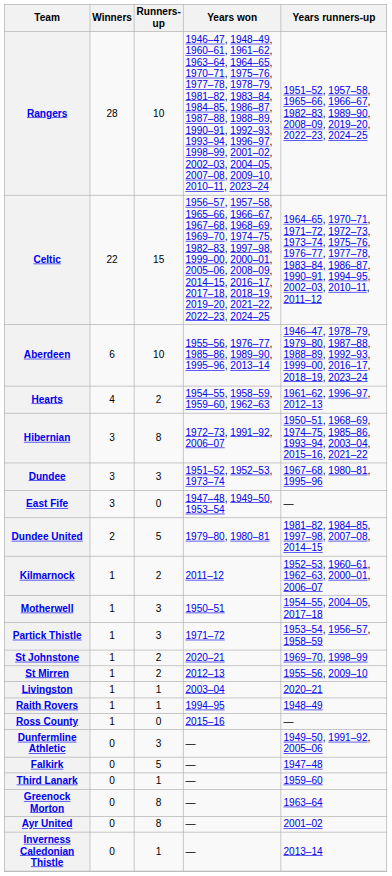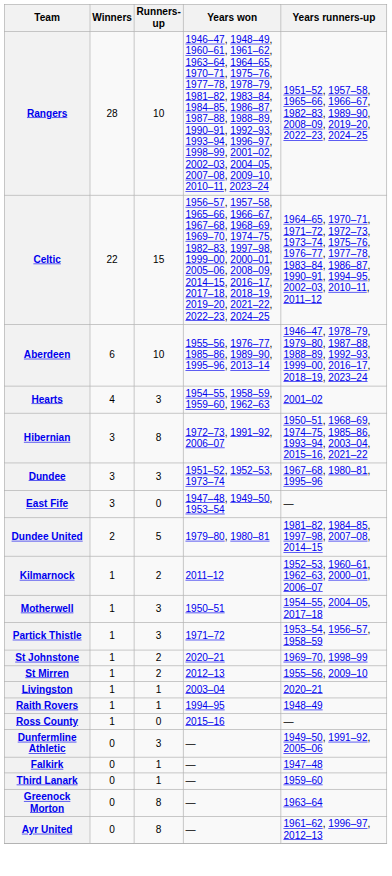(159, 399) 2 -> (159, 399) 3
(327, 399) 1961–62, 1996–97, 2012–13 -> (303, 399) 2001–02
(159, 765) 5 -> (159, 765) 1
(303, 824) 2001–02 -> (327, 830) 1961–62, 1996–97, 2012–13
- row: (47, 851)
